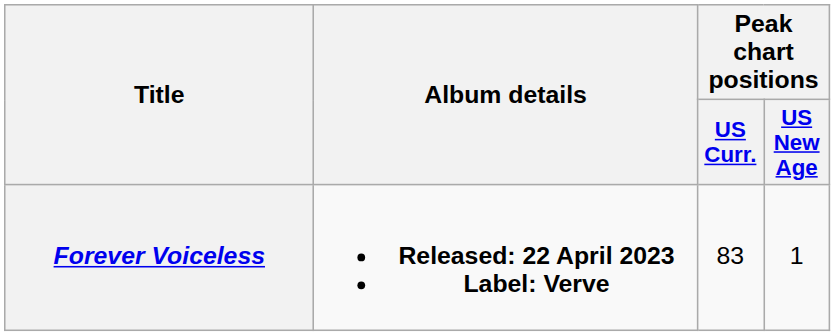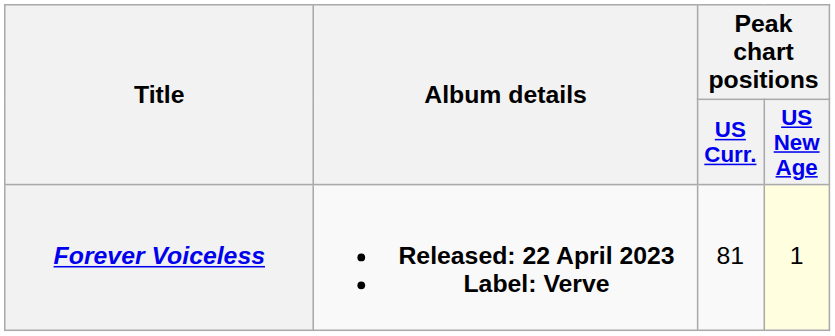(730, 256) 83 -> (730, 256) 81
(797, 256) no background -> (797, 256) lightyellow background
